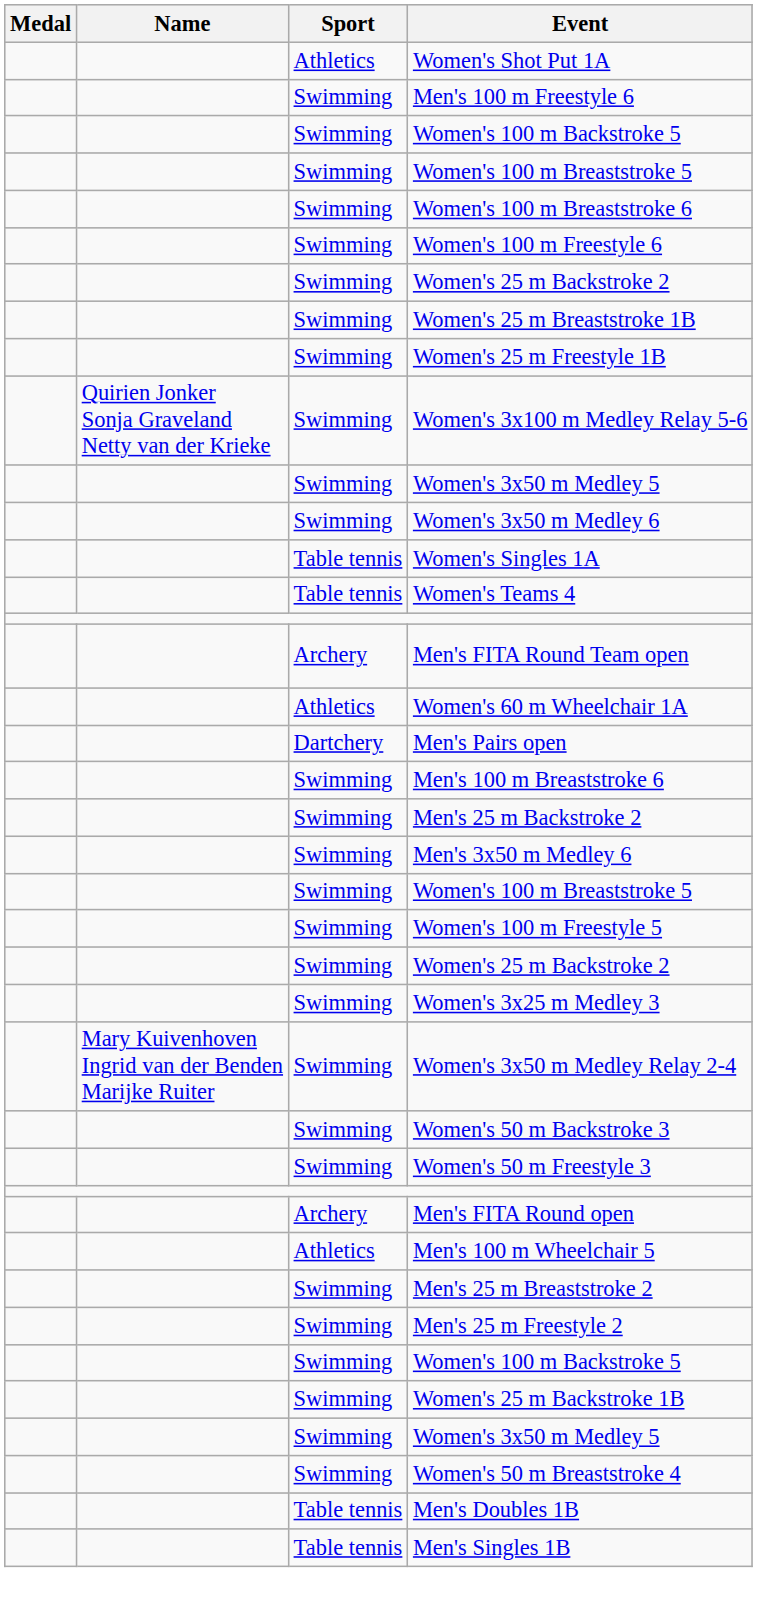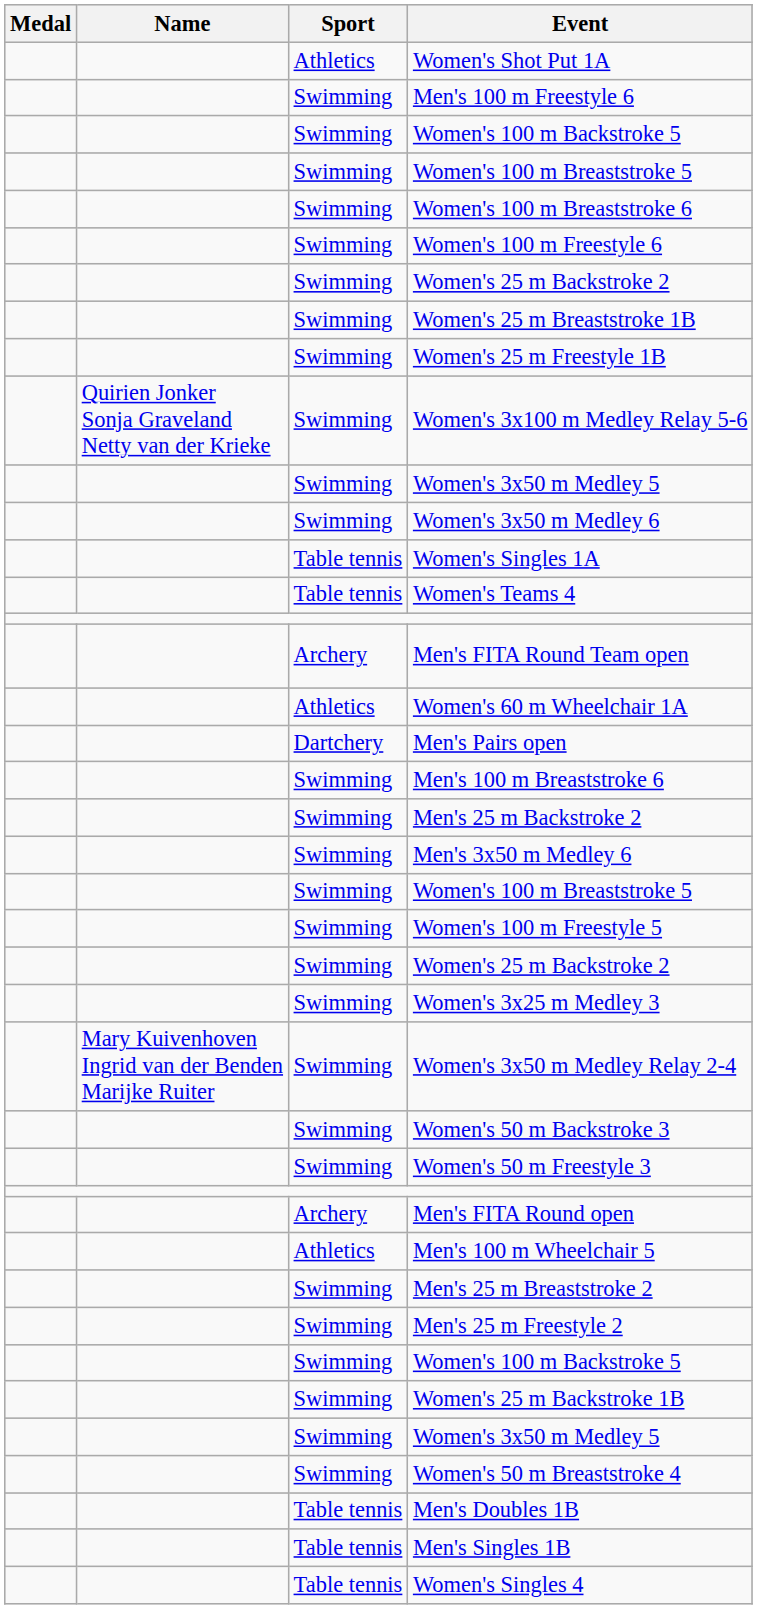+ row: (348, 1584)
